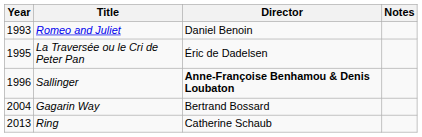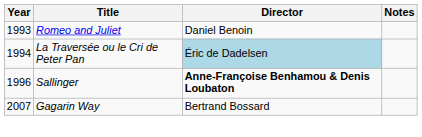(19, 53) 1995 -> (19, 53) 1994
(226, 53) no background -> (226, 53) lightblue background
(19, 106) 2004 -> (19, 106) 2007
- row: (47, 123)
